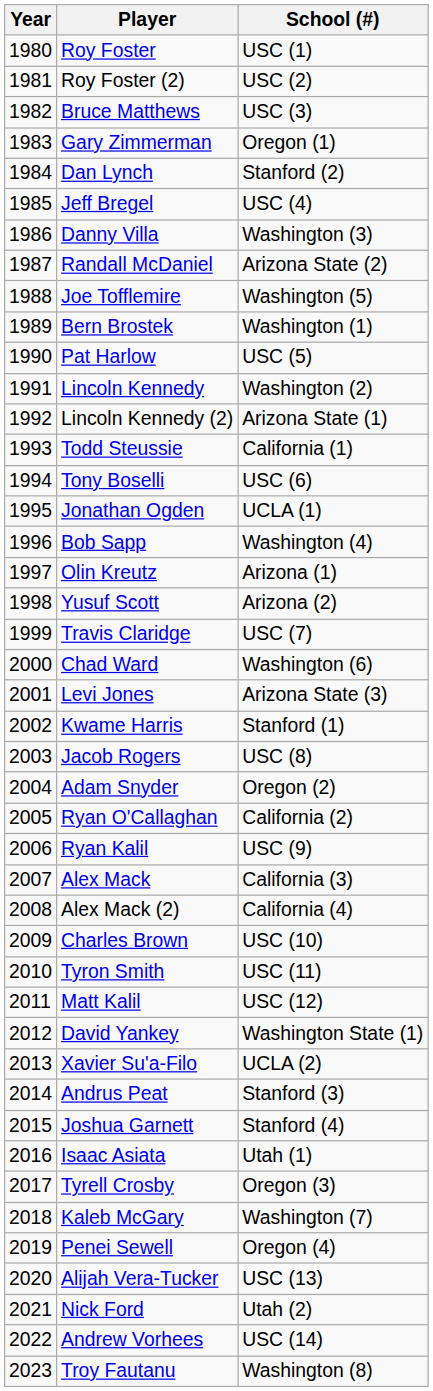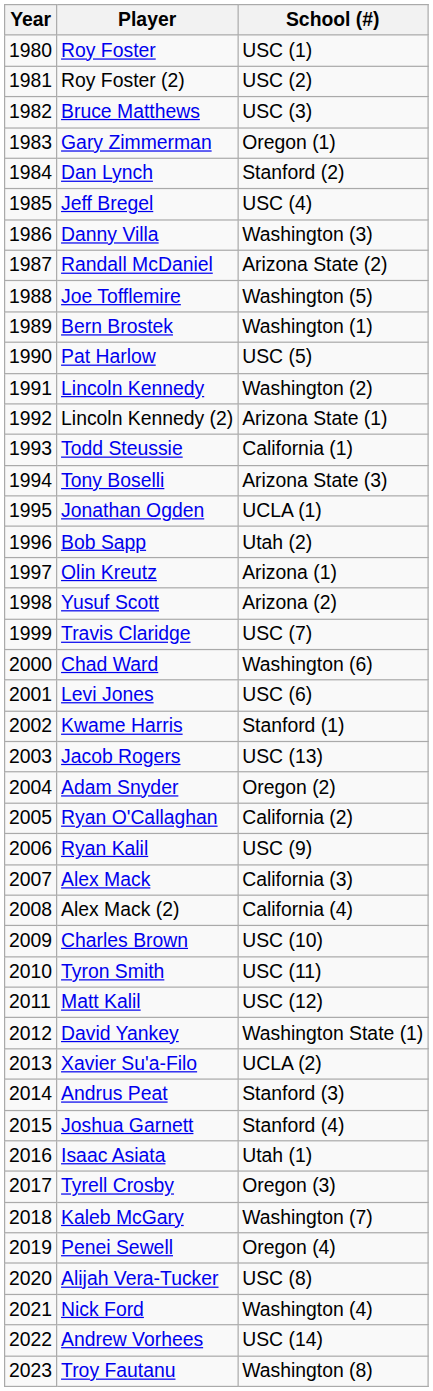(277, 480) USC (6) -> (315, 480) Arizona State (3)
(307, 541) Washington (4) -> (277, 541) Utah (2)
(315, 695) Arizona State (3) -> (277, 695) USC (6)
(277, 756) USC (8) -> (283, 756) USC (13)
(283, 1278) USC (13) -> (277, 1278) USC (8)
(277, 1309) Utah (2) -> (307, 1309) Washington (4)
